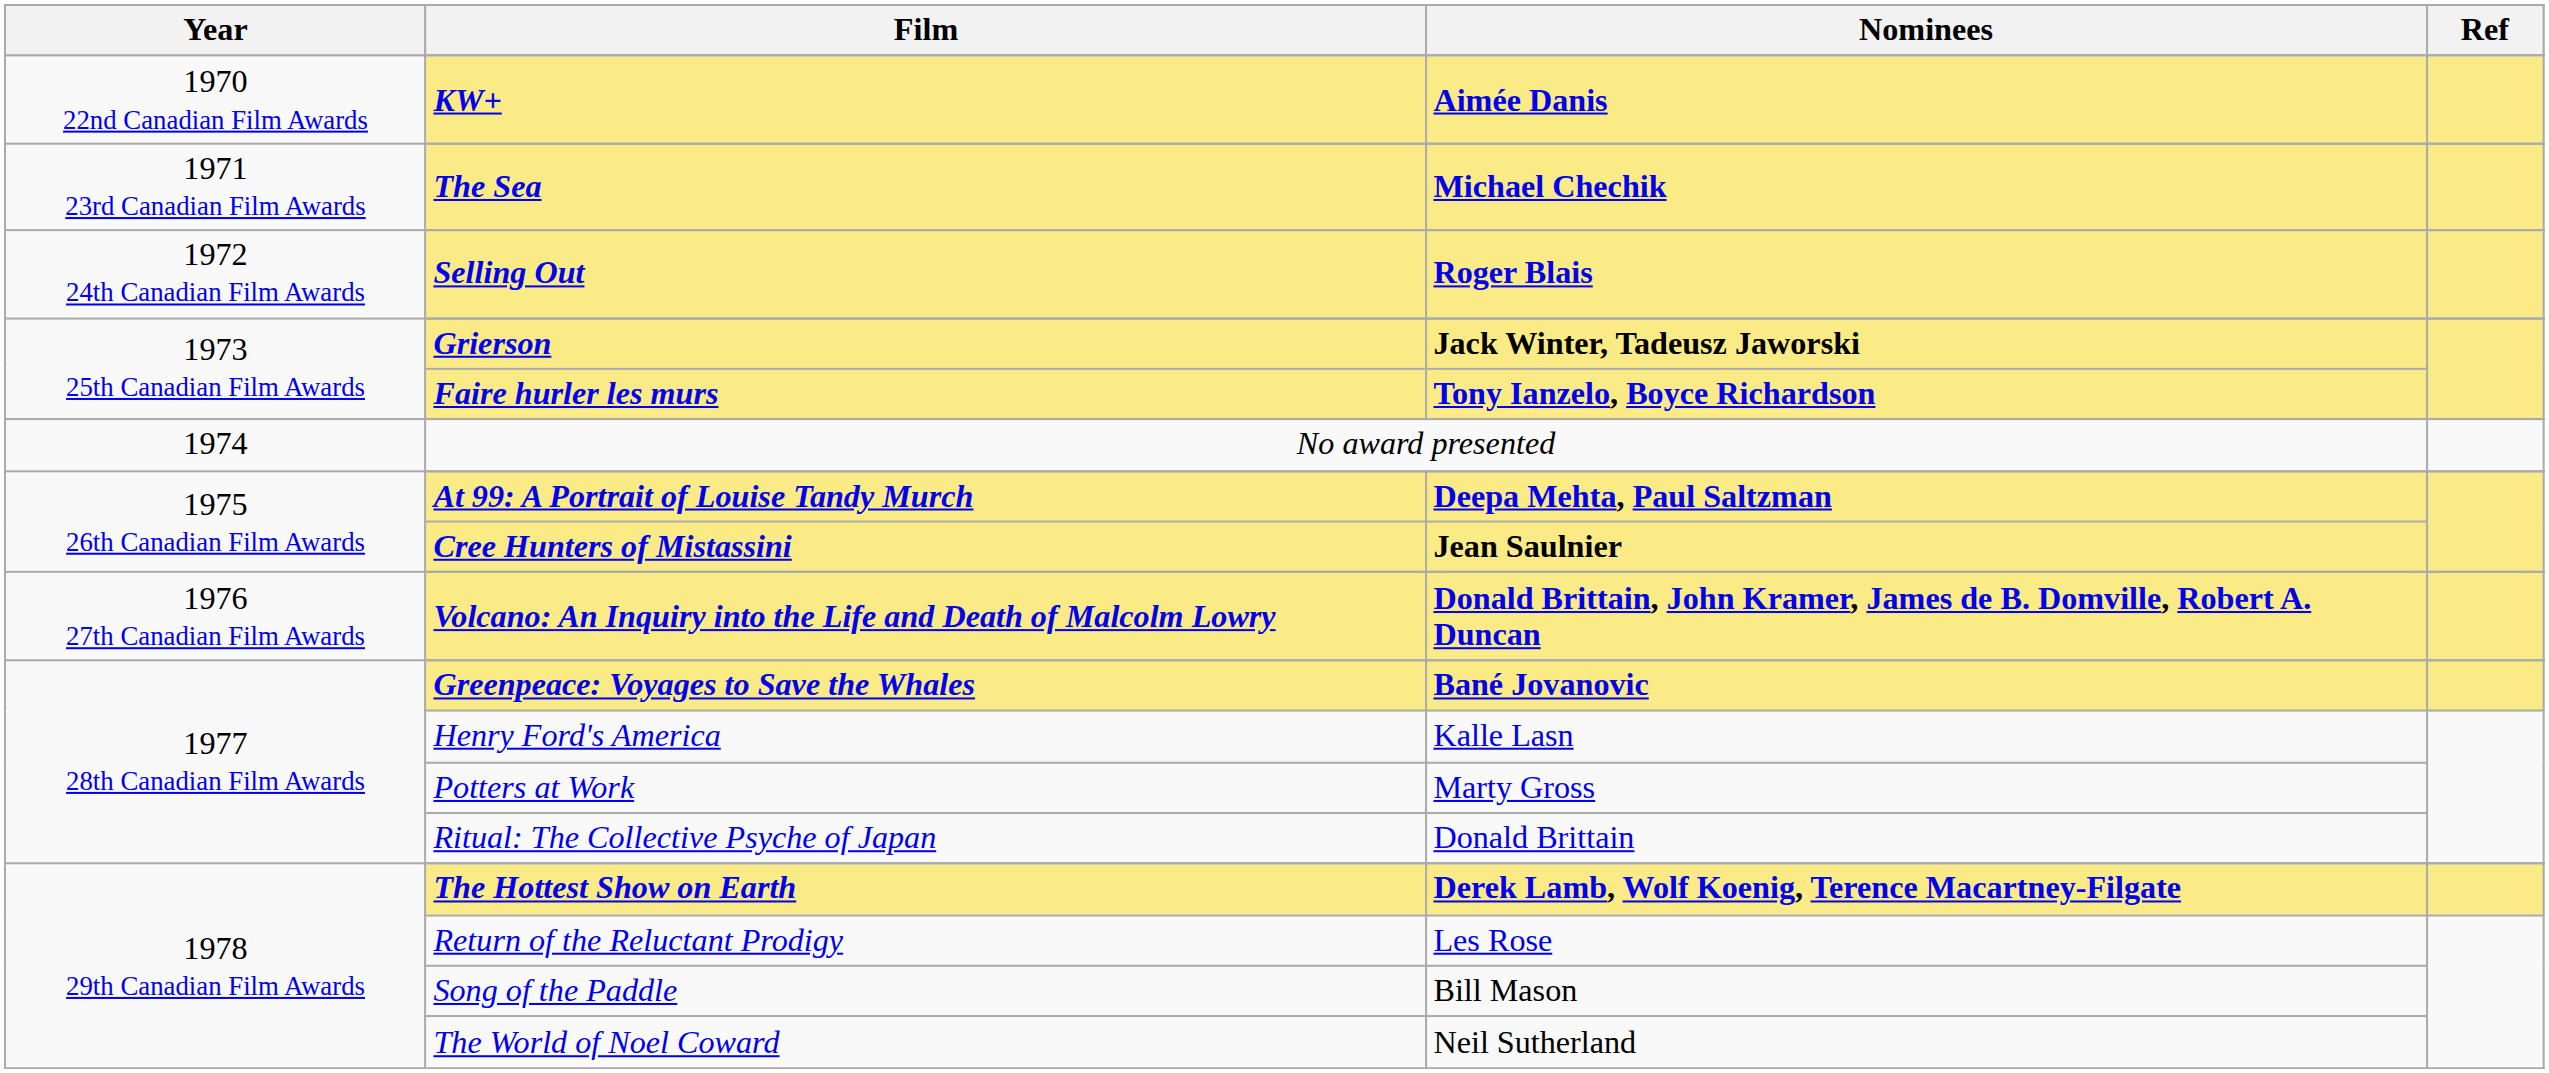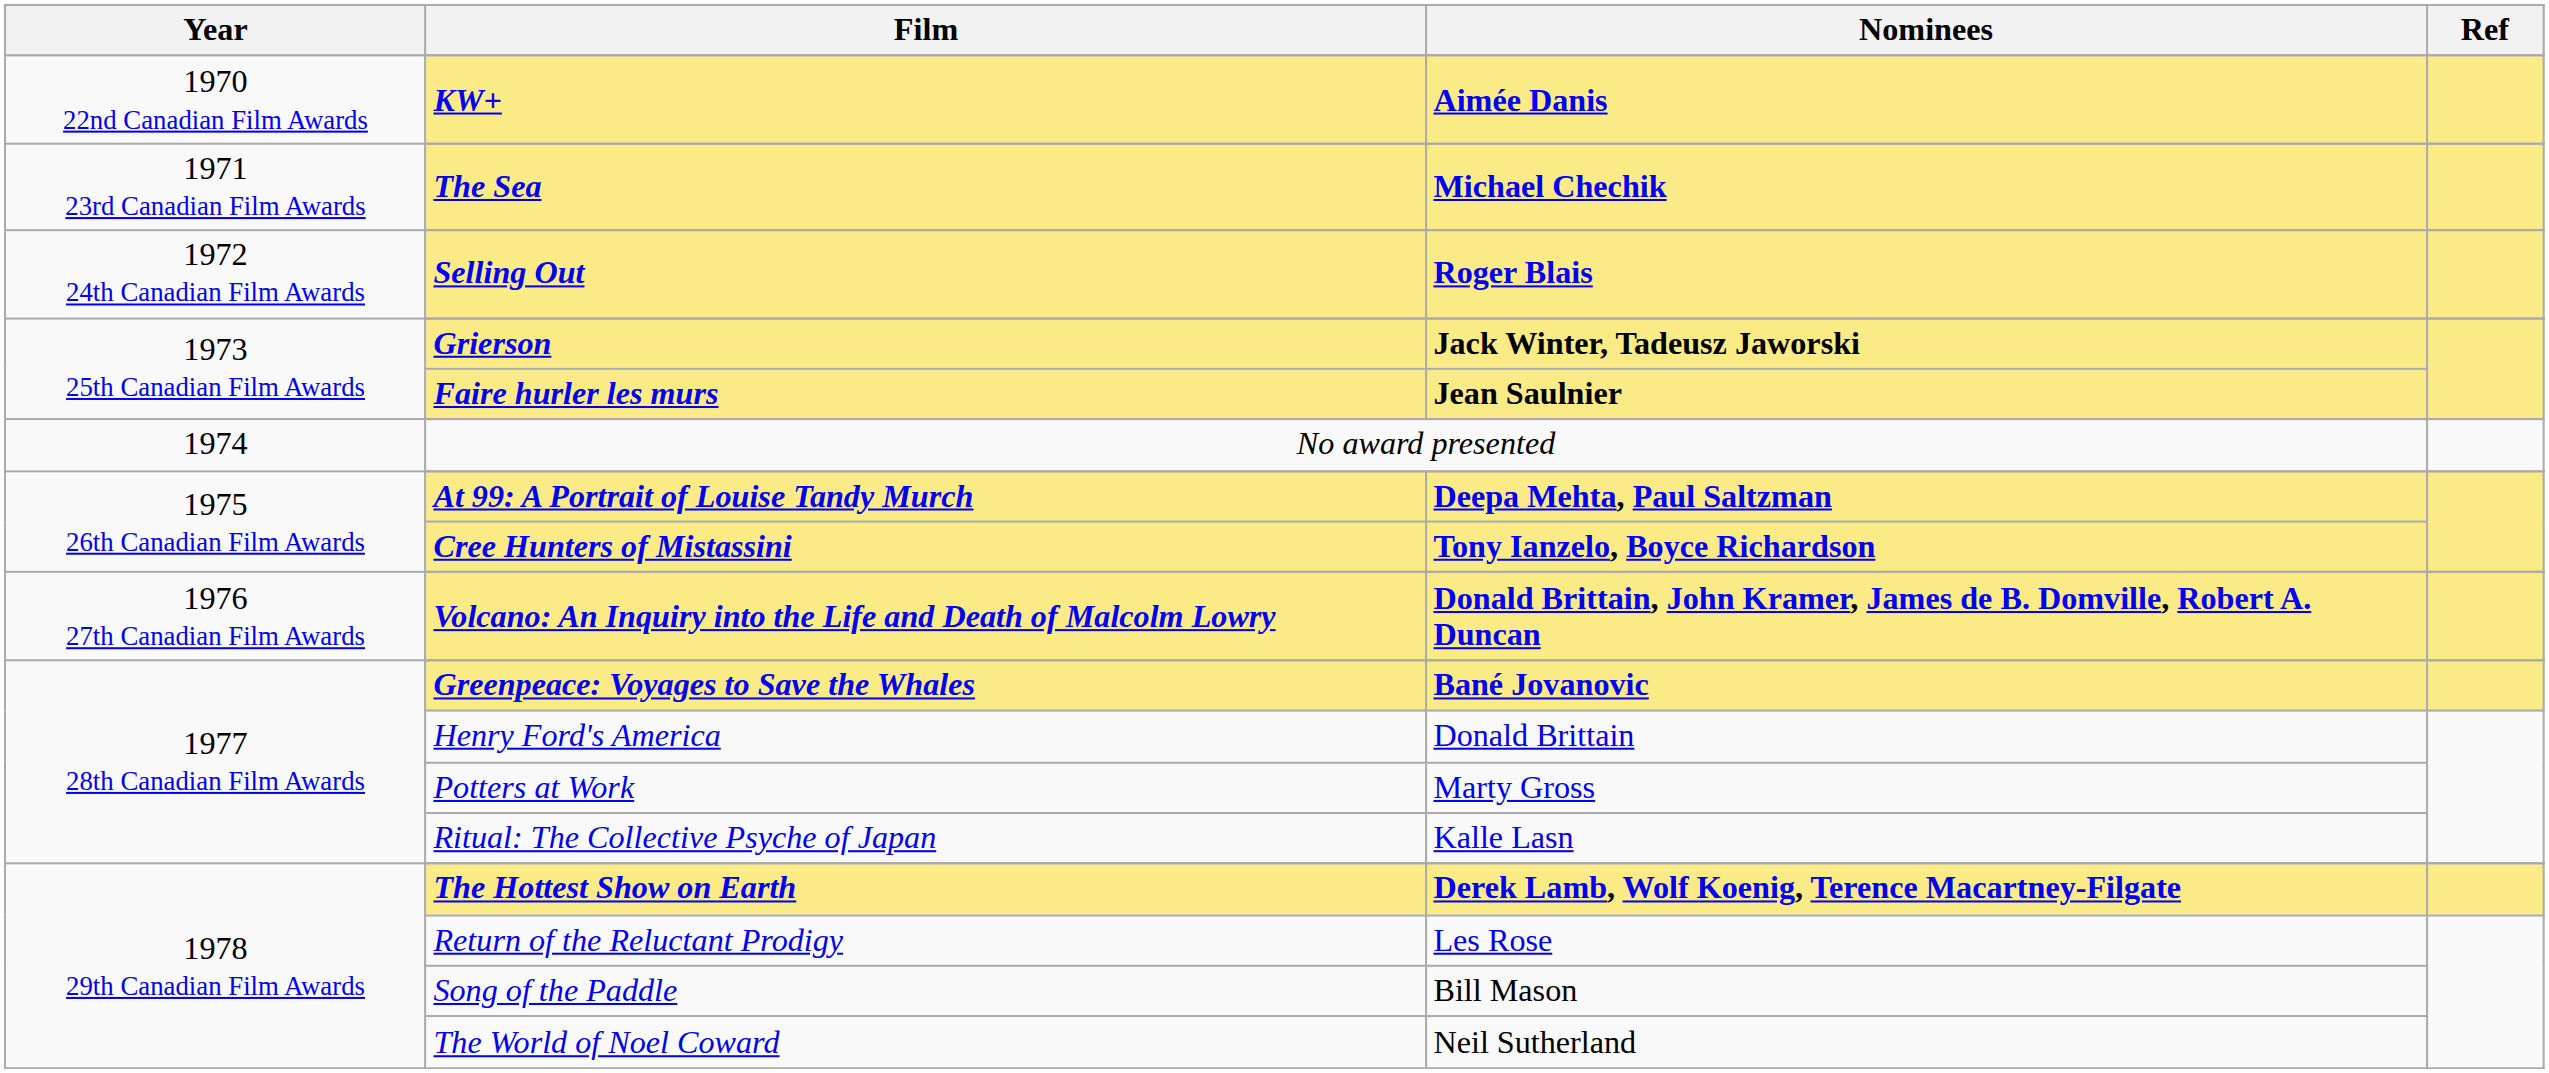(1654, 393) Tony Ianzelo, Boyce Richardson -> (1528, 393) Jean Saulnier
(1528, 546) Jean Saulnier -> (1654, 546) Tony Ianzelo, Boyce Richardson
(1504, 735) Kalle Lasn -> (1534, 735) Donald Brittain
(1534, 837) Donald Brittain -> (1504, 837) Kalle Lasn
